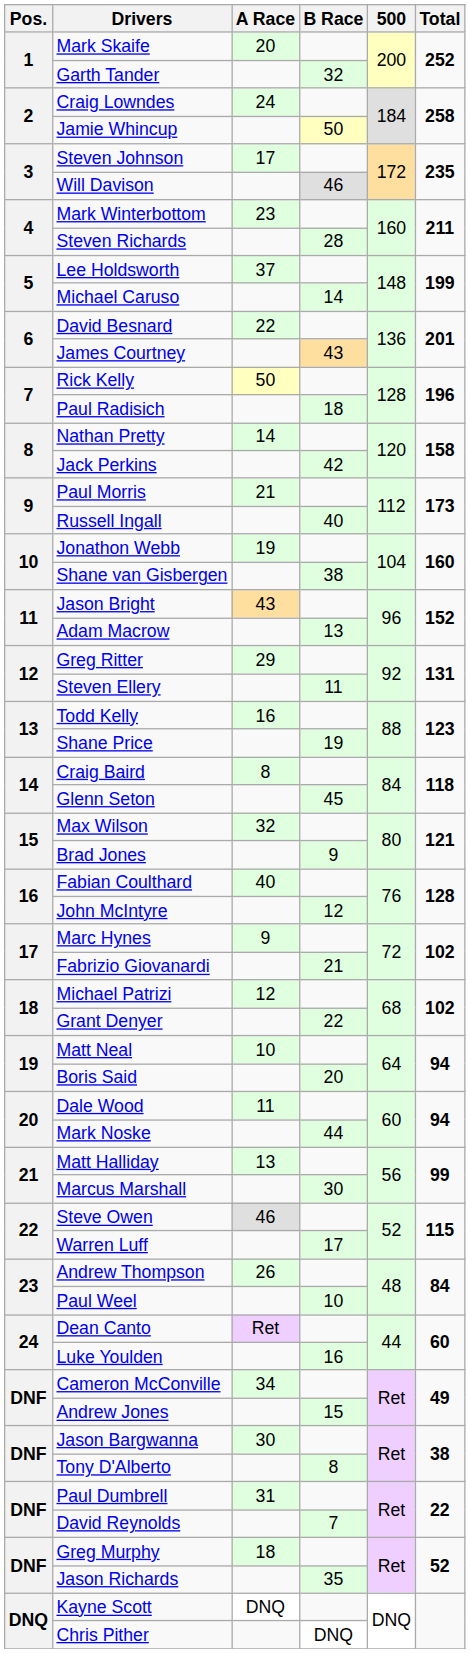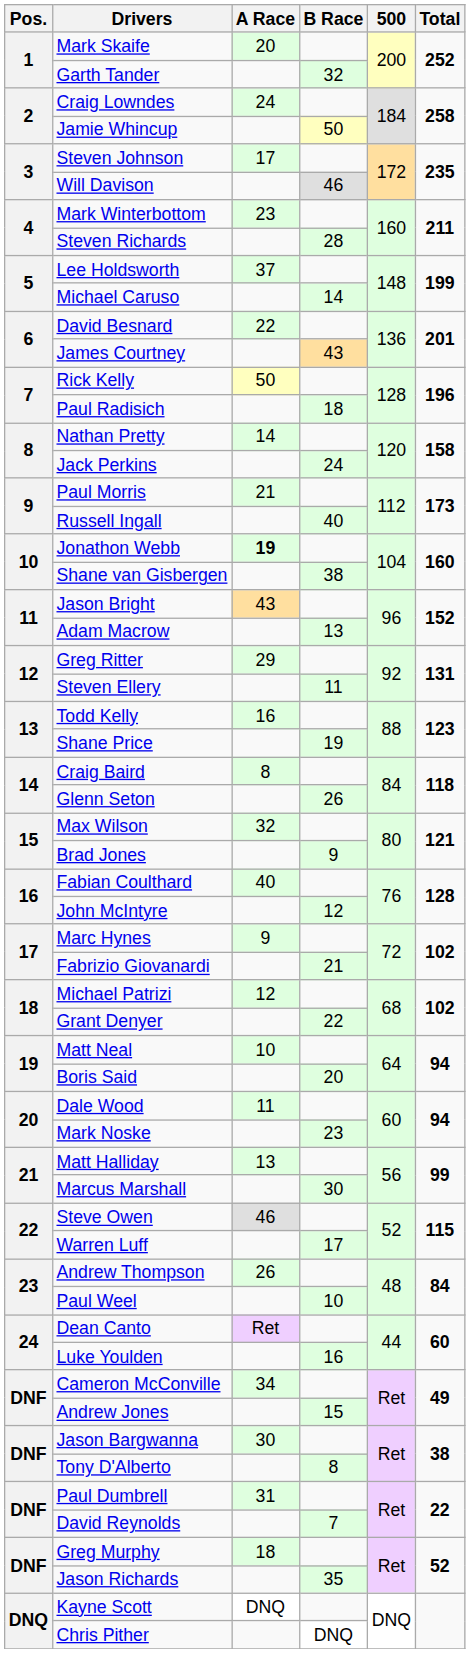(333, 464) 42 -> (333, 464) 24
(265, 548) normal -> (265, 548) bold
(333, 799) 45 -> (333, 799) 26
(333, 1133) 44 -> (333, 1133) 23
